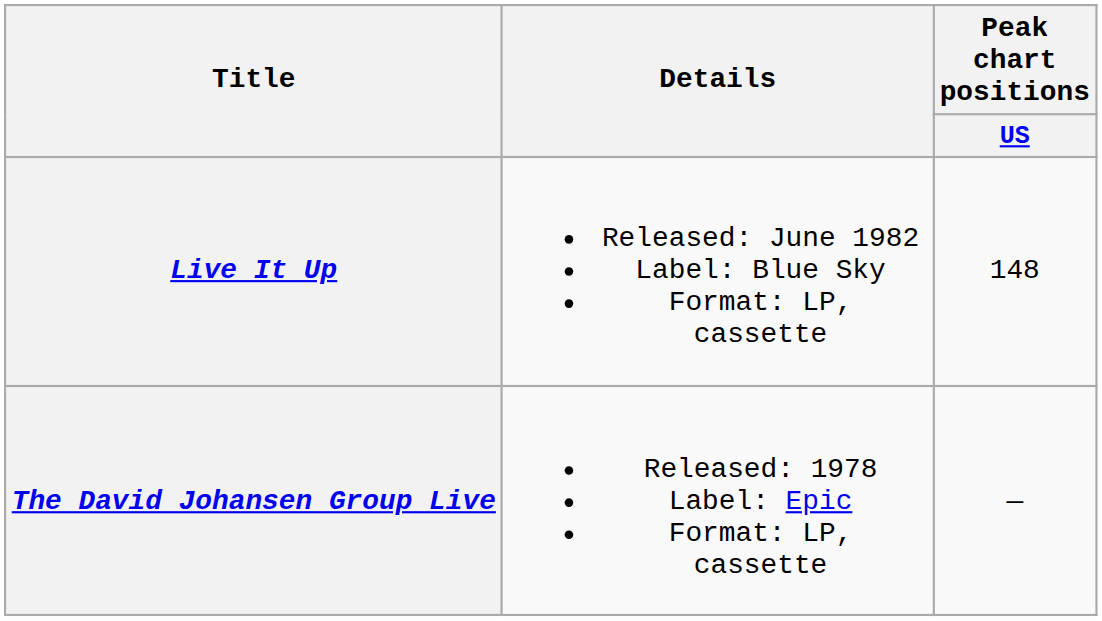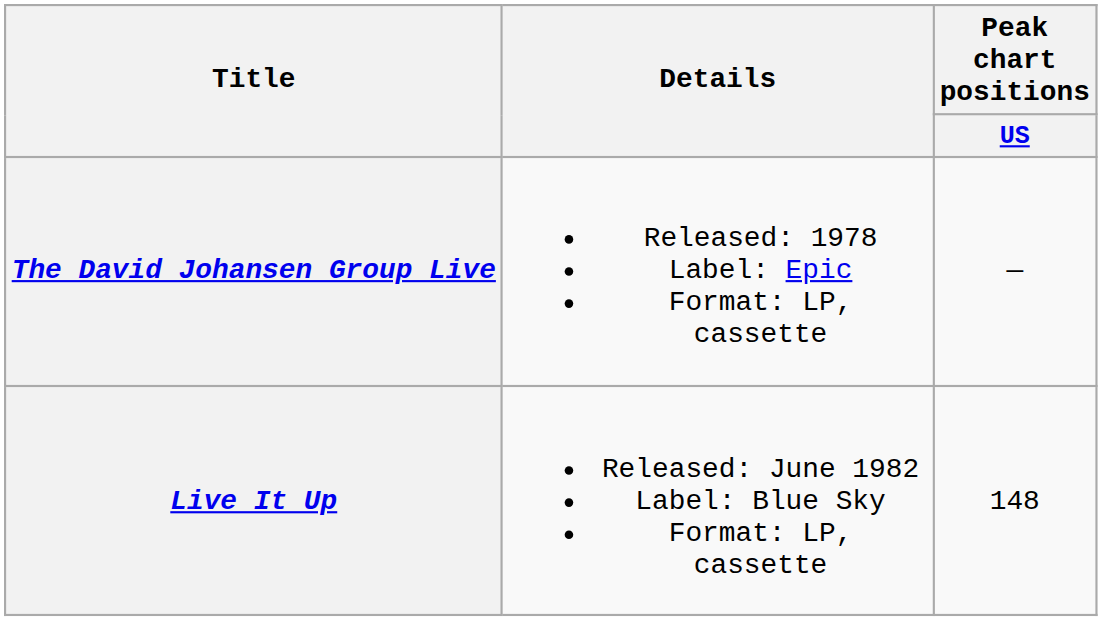rows swapped: (254, 501) <-> (254, 271)
